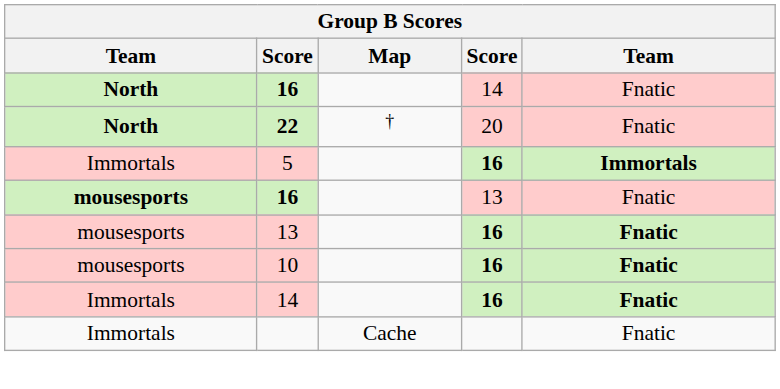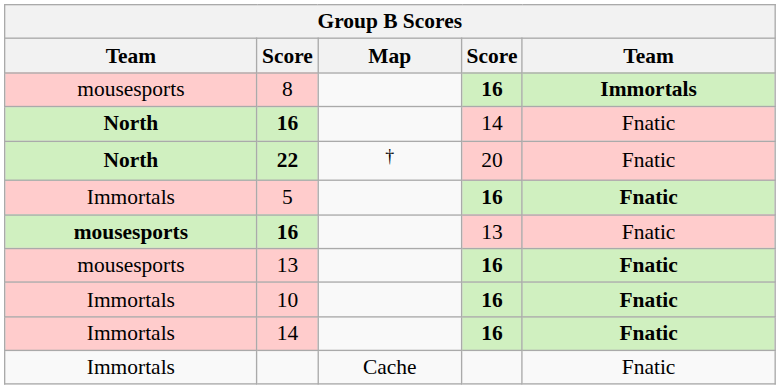+ row: (287, 89)
(649, 163) Immortals -> (649, 197) Fnatic
(131, 265) mousesports -> (131, 299) Immortals
